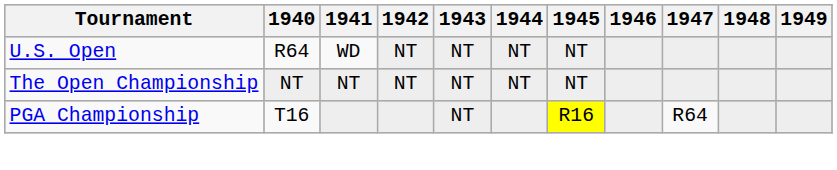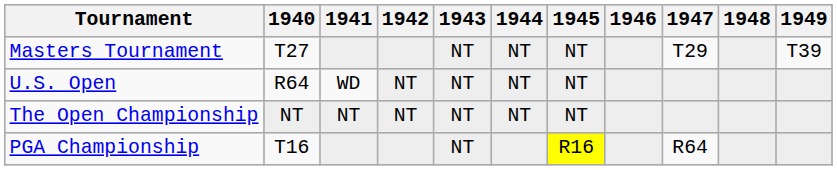+ row: (116, 53)
